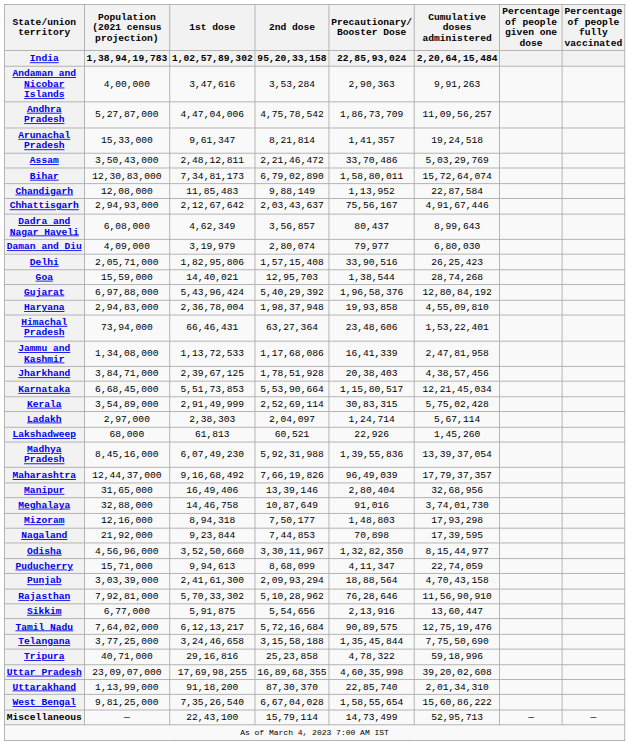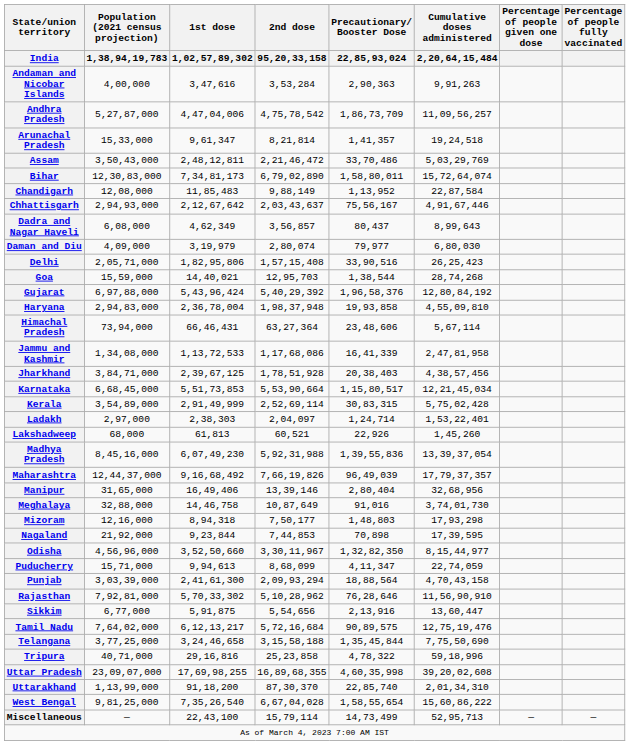(457, 328) 1,53,22,401 -> (457, 328) 5,67,114
(457, 419) 5,67,114 -> (457, 419) 1,53,22,401
